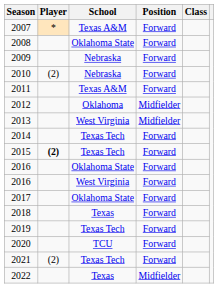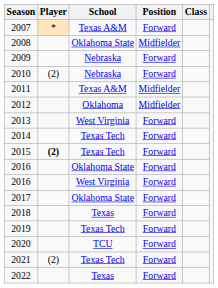(159, 43) Forward -> (159, 43) Midfielder
(159, 89) Forward -> (159, 89) Midfielder
(159, 120) Midfielder -> (159, 120) Forward
(159, 275) Midfielder -> (159, 275) Forward
